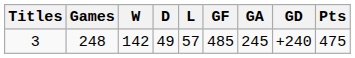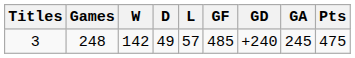columns swapped: (255, 17) <-> (294, 17)
